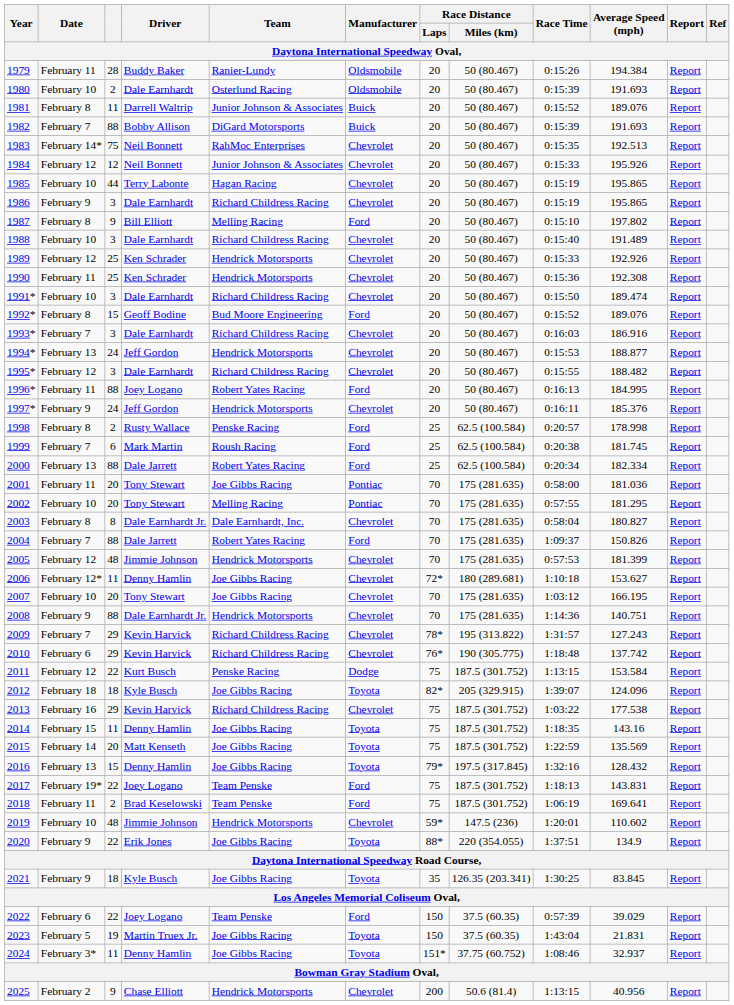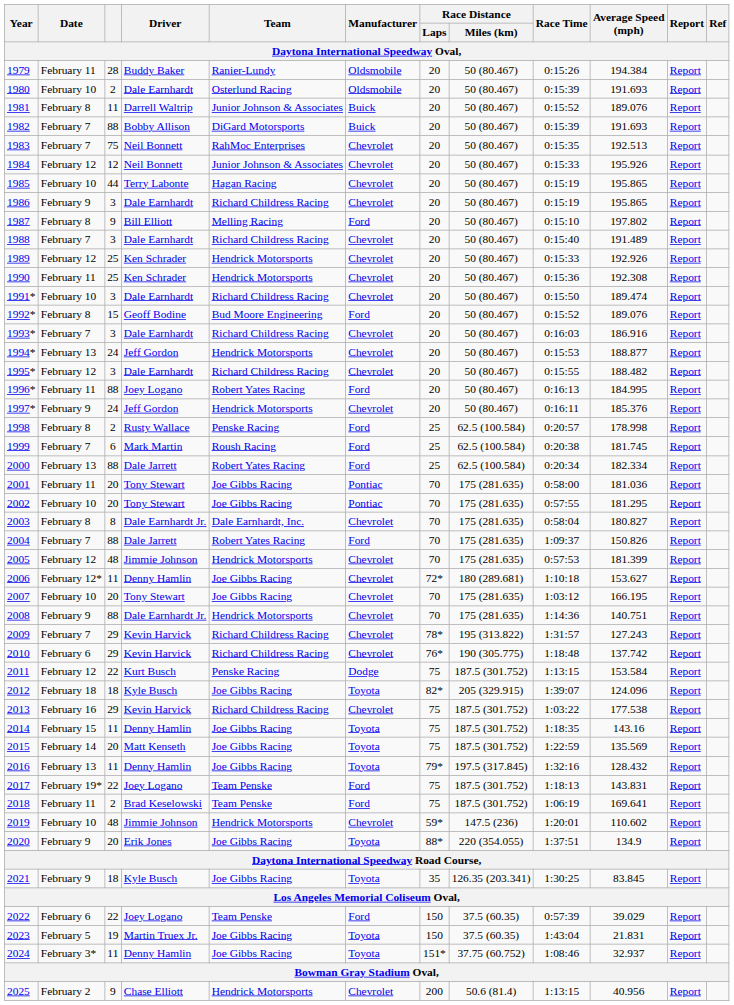(71, 145) February 14* -> (66, 145) February 7
(68, 239) February 10 -> (66, 239) February 7
(247, 502) Melling Racing -> (252, 502) Joe Gibbs Racing
(113, 765) 15 -> (113, 765) 11
(113, 841) 22 -> (113, 841) 20
